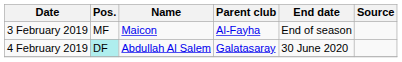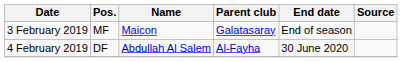(238, 30) Al-Fayha -> (246, 30) Galatasaray
(100, 48) paleturquoise background -> (100, 48) no background
(246, 48) Galatasaray -> (238, 48) Al-Fayha
